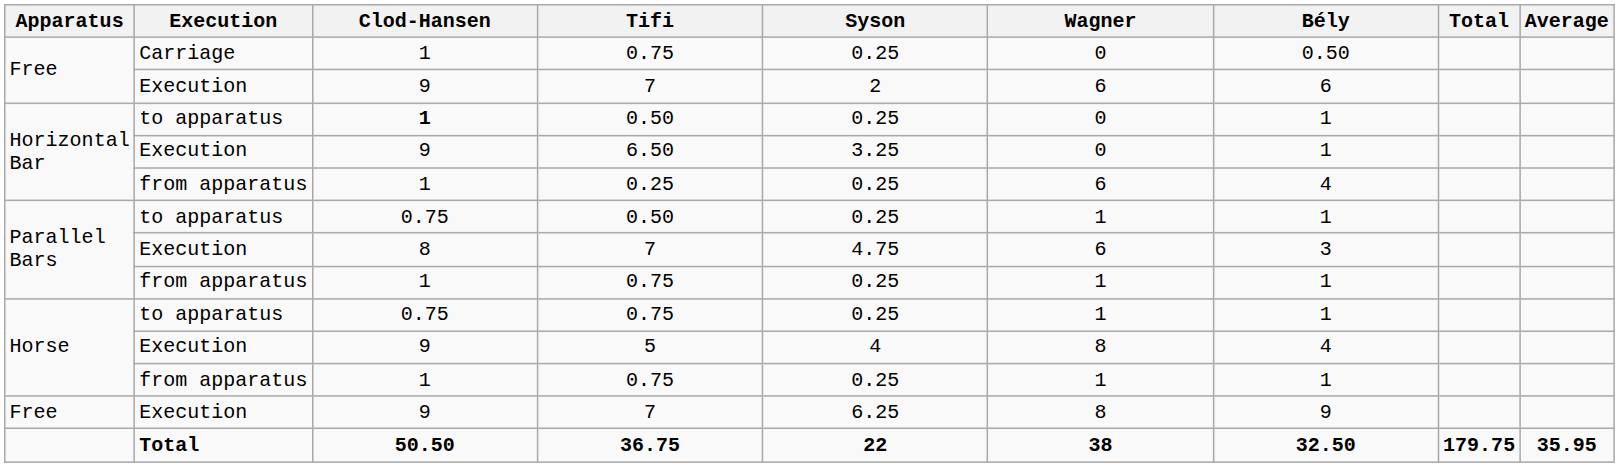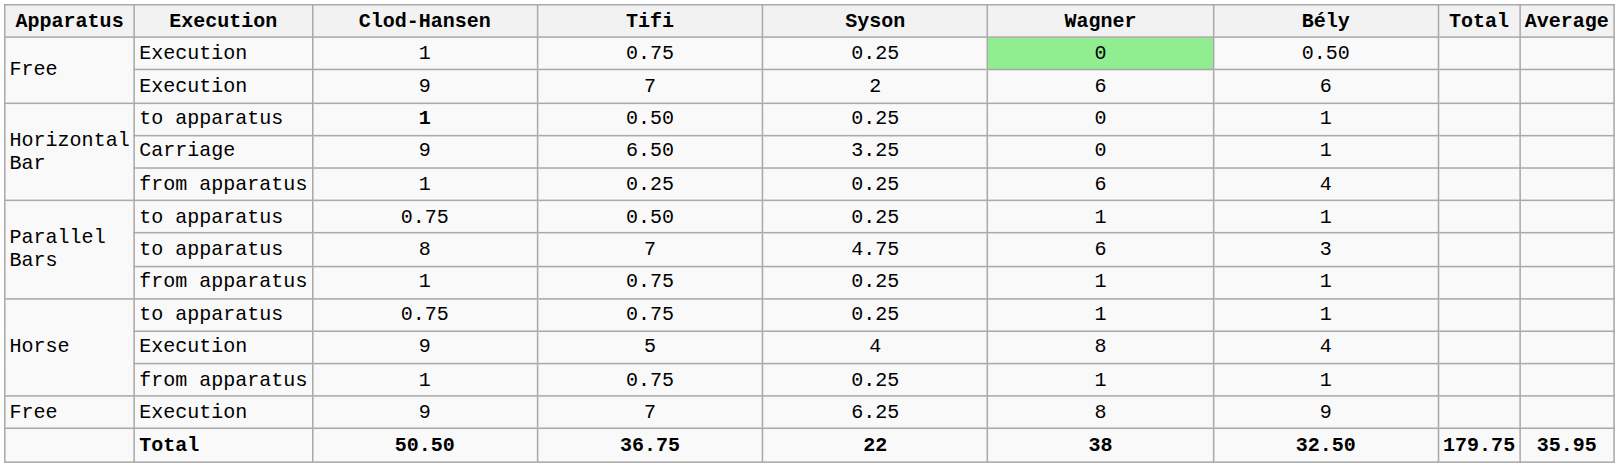(187, 54) Carriage -> (193, 54) Execution
(1100, 54) no background -> (1100, 54) lightgreen background
(193, 152) Execution -> (187, 152) Carriage
(193, 249) Execution -> (211, 249) to apparatus
